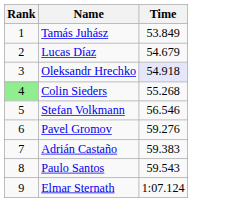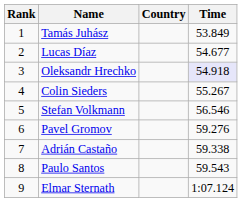+ column: (164, 14)
(163, 52) 54.679 -> (213, 52) 54.677
(21, 91) lightgreen background -> (21, 91) no background
(163, 91) 55.268 -> (213, 91) 55.267
(163, 149) 59.383 -> (213, 149) 59.338
